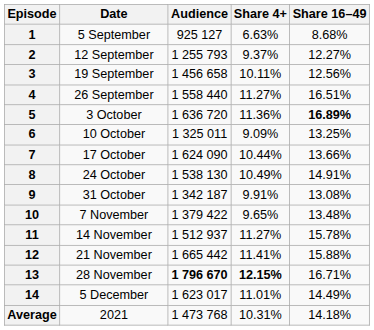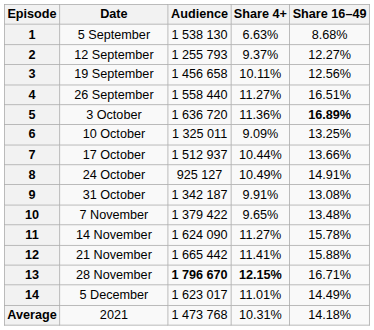(200, 34) 925 127 -> (200, 34) 1 538 130
(200, 154) 1 624 090 -> (200, 154) 1 512 937
(200, 174) 1 538 130 -> (200, 174) 925 127
(200, 235) 1 512 937 -> (200, 235) 1 624 090
